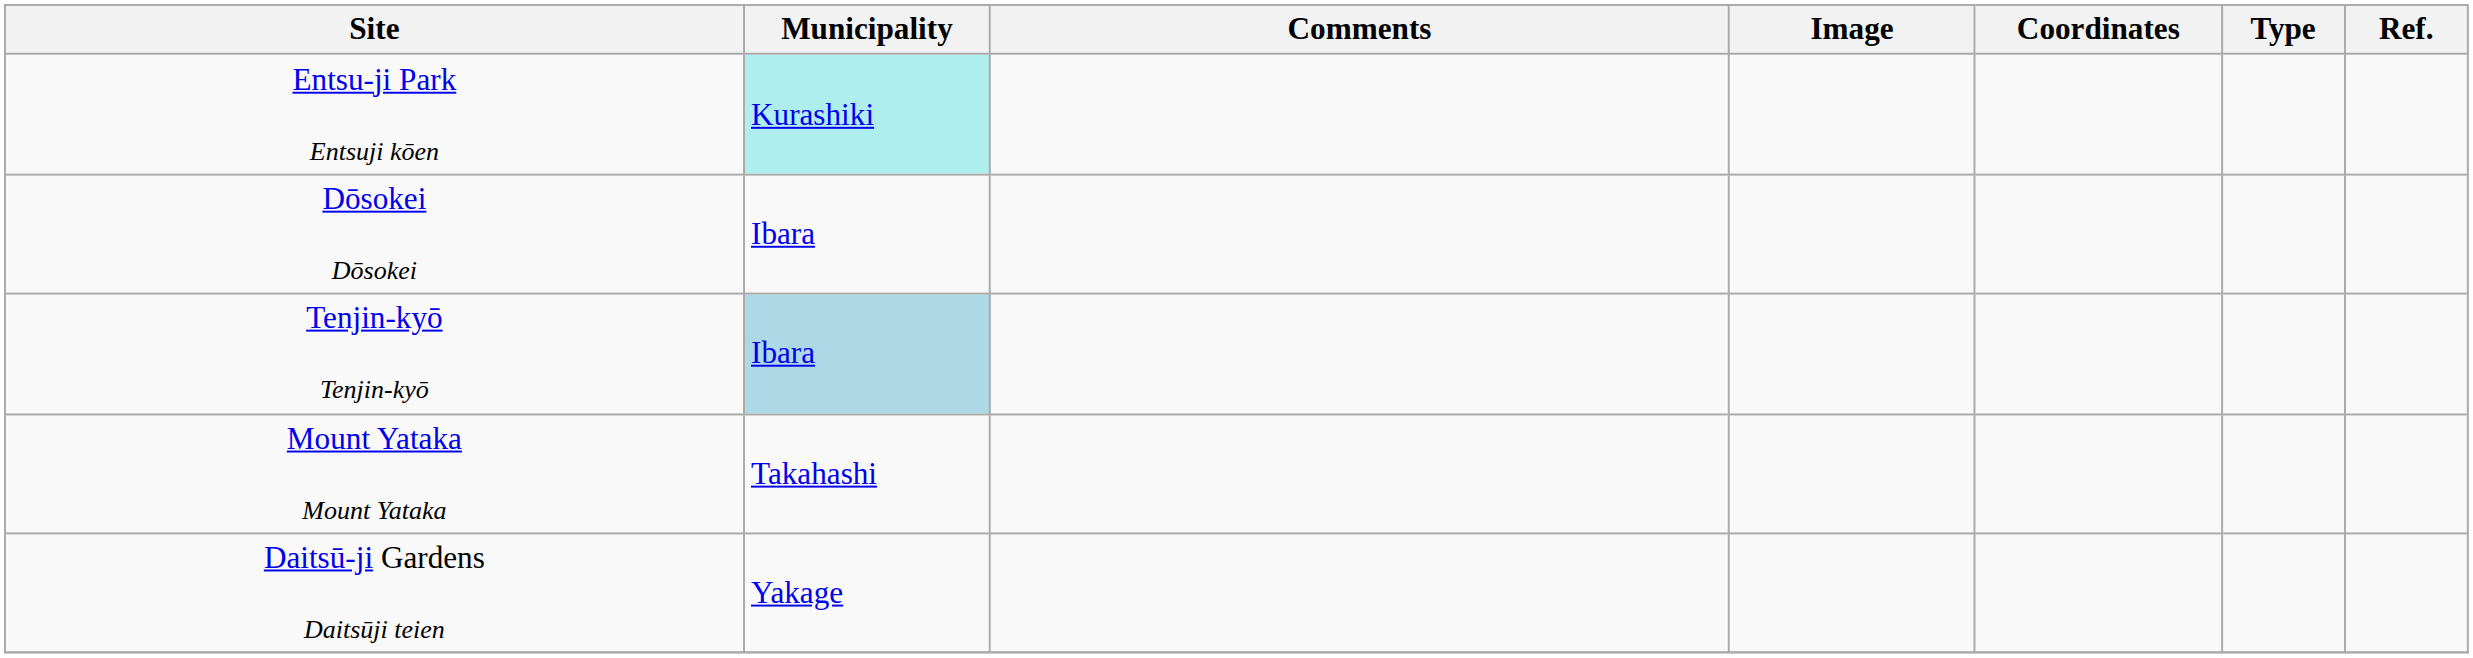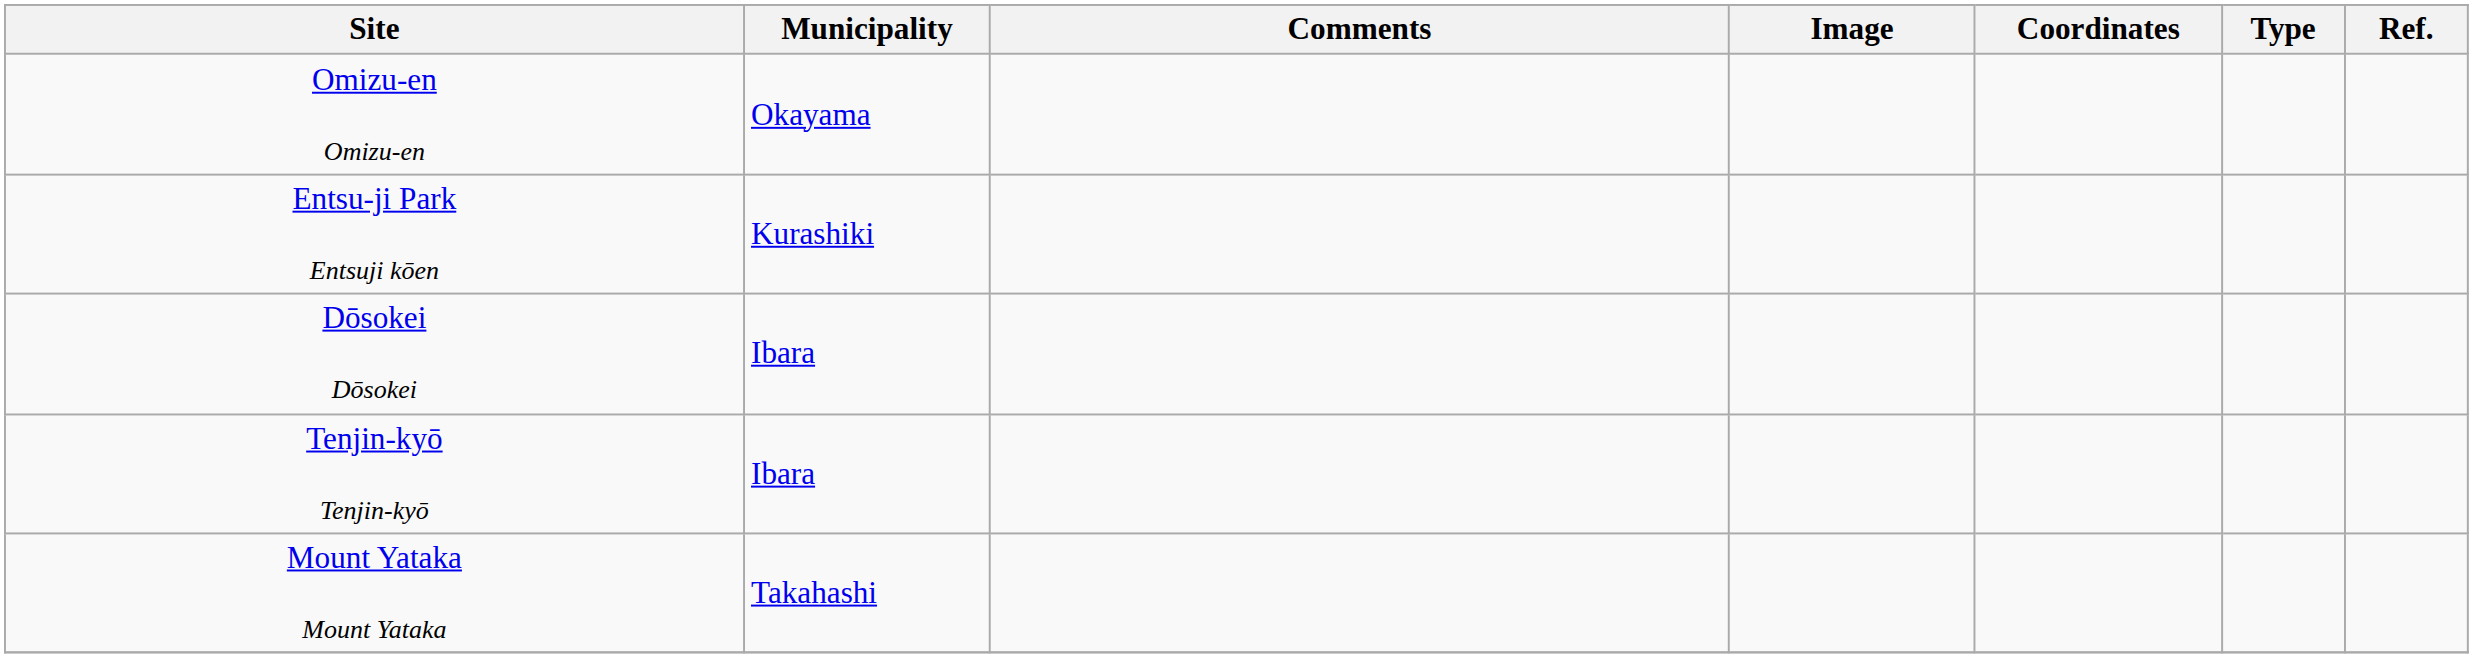+ row: (374, 113)
(813, 113) paleturquoise background -> (813, 233) no background
(783, 353) lightblue background -> (783, 472) no background
- row: (374, 592)
